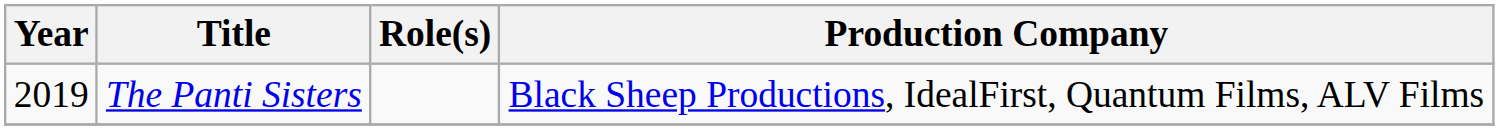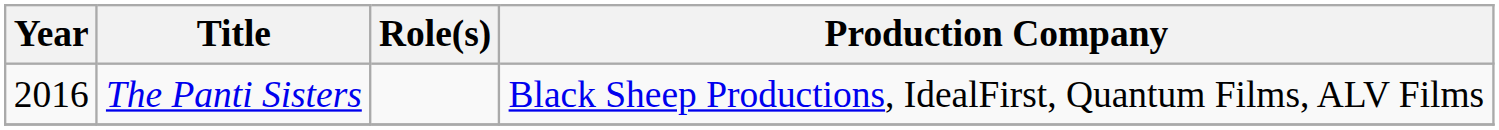(51, 93) 2019 -> (51, 93) 2016
